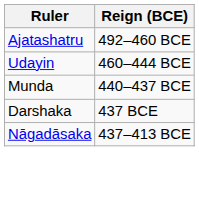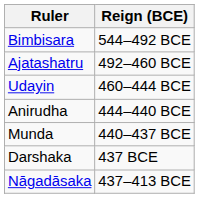+ row: (41, 39)
+ row: (38, 110)
